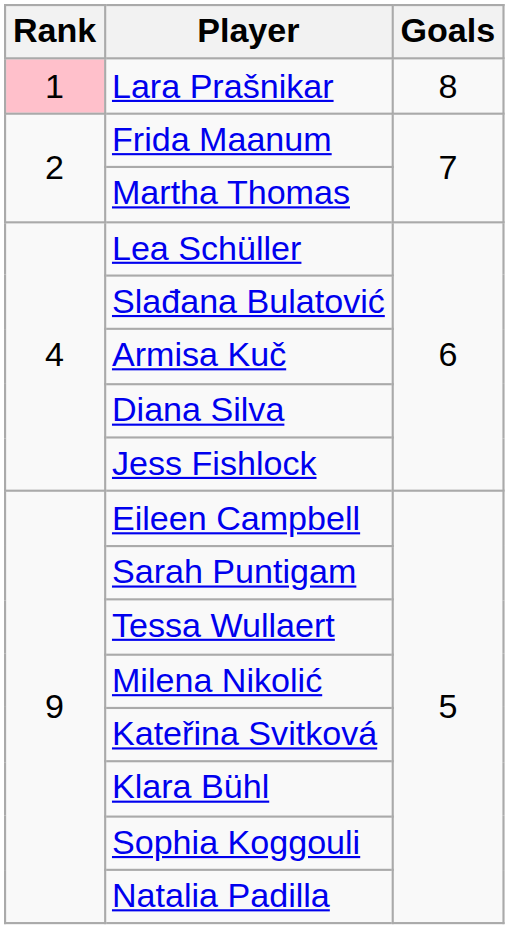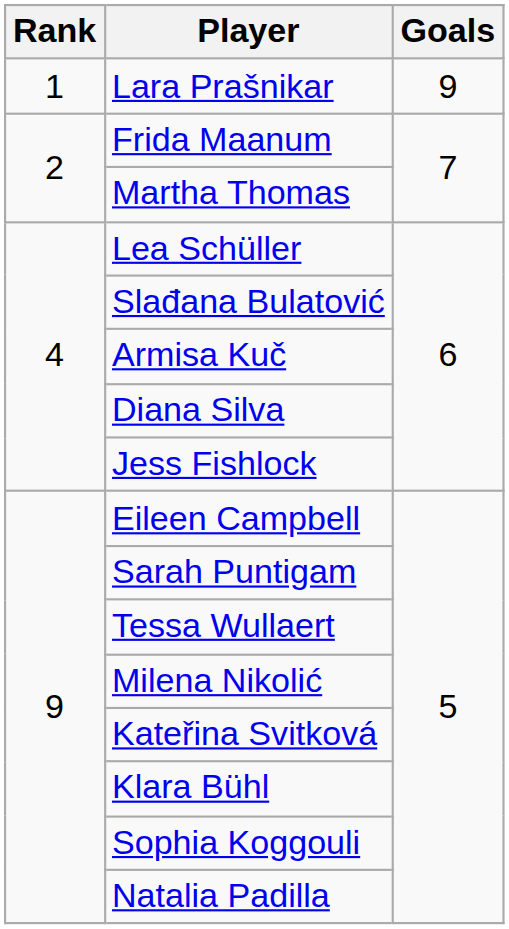(55, 85) pink background -> (55, 85) no background
(448, 85) 8 -> (448, 85) 9
